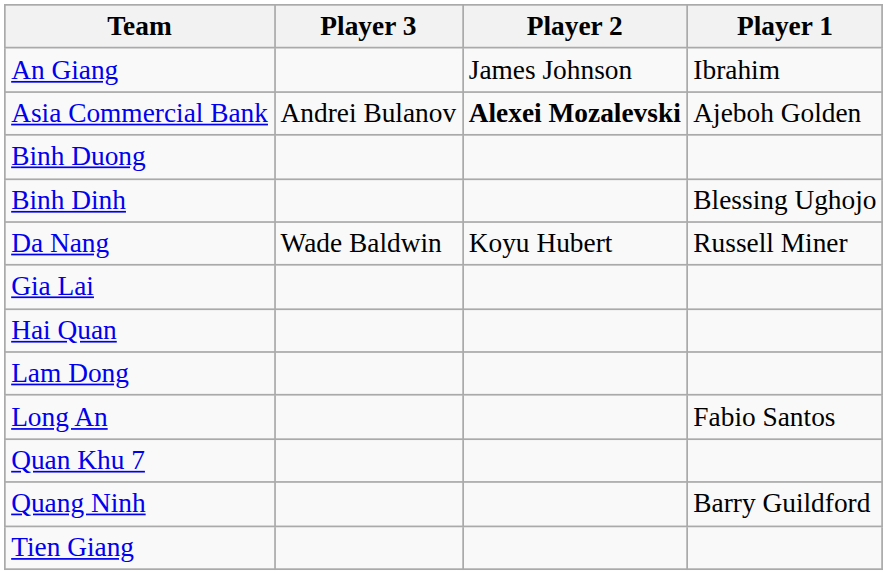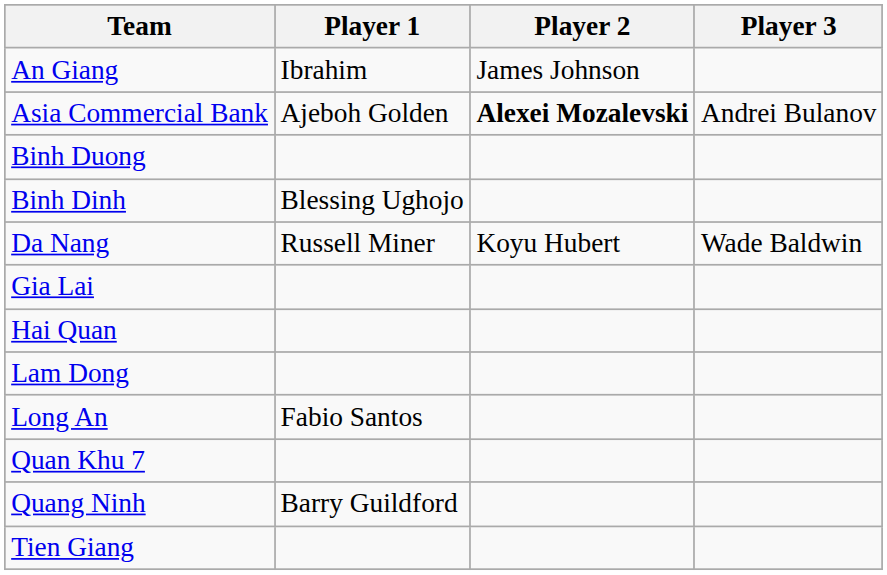columns swapped: (785, 26) <-> (368, 26)
